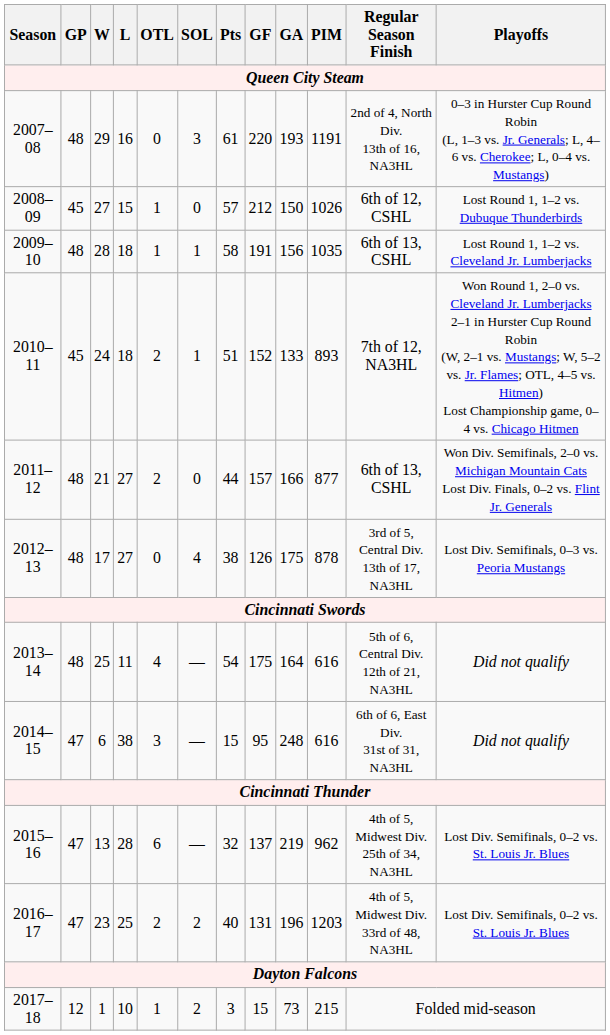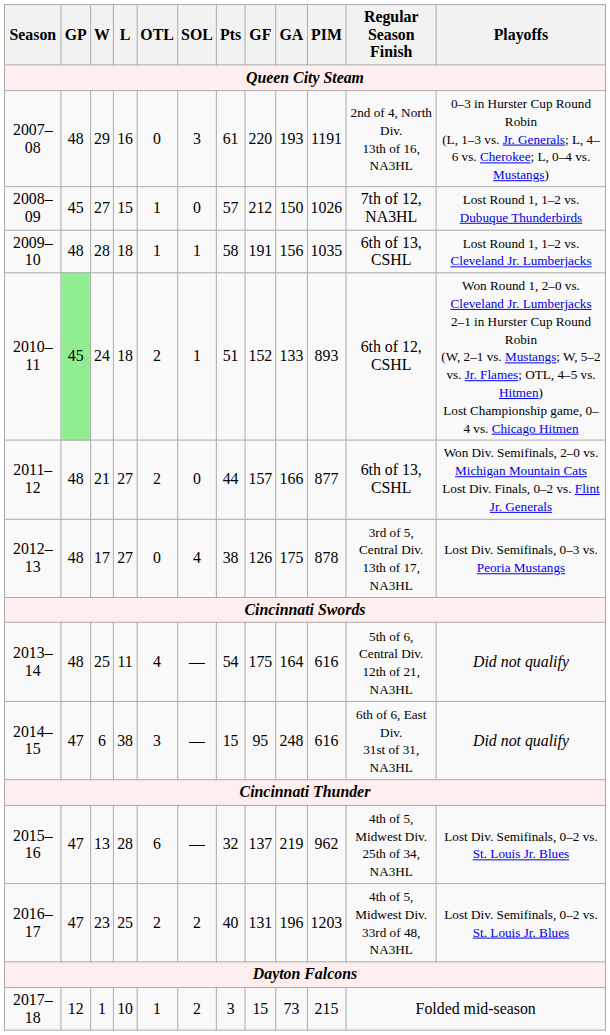(391, 208) 6th of 12, CSHL -> (391, 208) 7th of 12, NA3HL
(76, 356) no background -> (76, 356) lightgreen background
(391, 356) 7th of 12, NA3HL -> (391, 356) 6th of 12, CSHL
